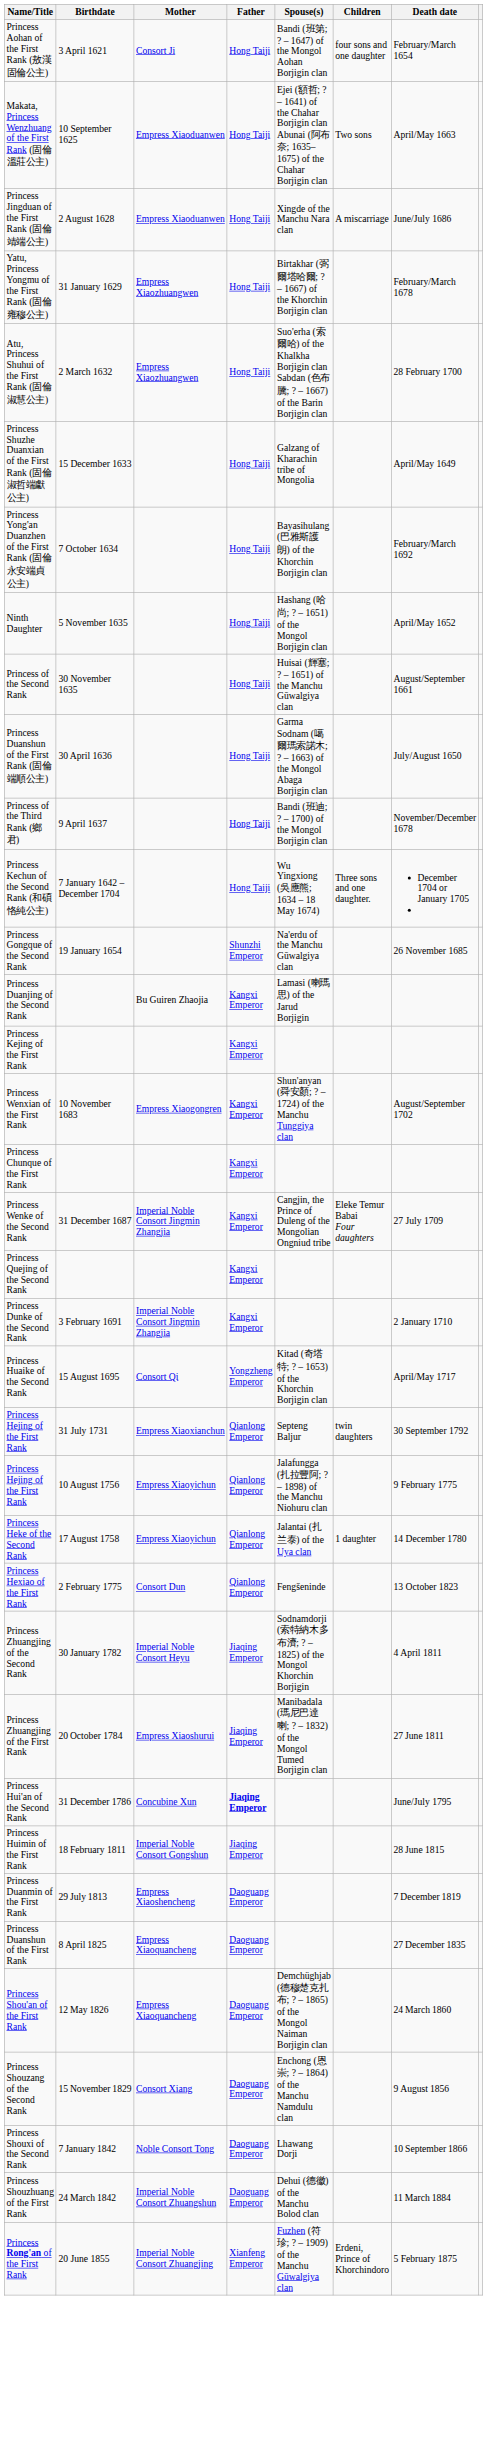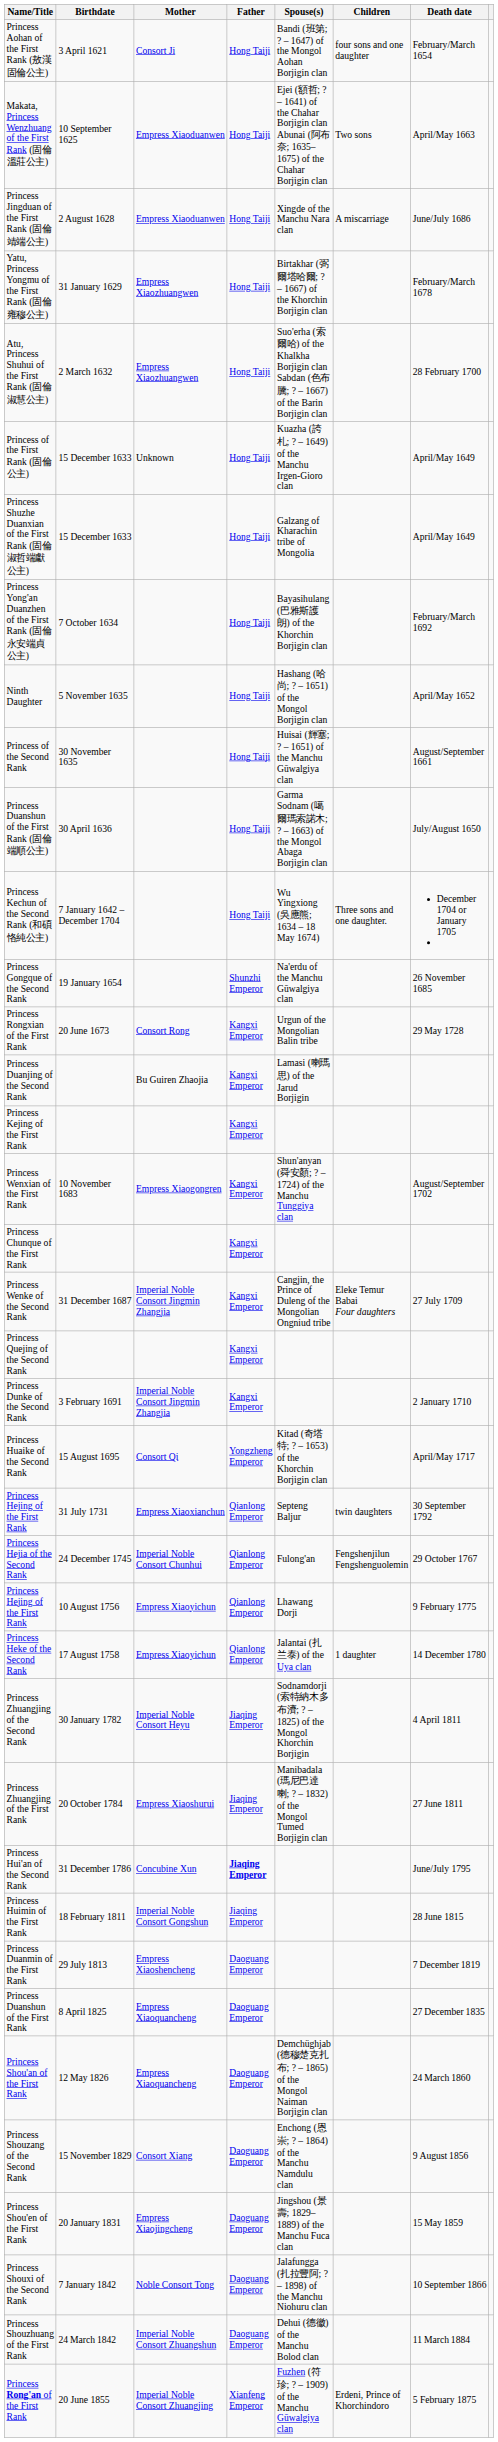+ row: (29, 457)
- row: (28, 823)
+ row: (28, 1031)
+ row: (29, 1559)
(302, 1485) Jalafungga (扎拉豐阿; ? – 1898) of the Manchu Niohuru clan -> (295, 1607) Lhawang Dorji
- row: (26, 1587)
+ row: (27, 2223)
(295, 2149) Lhawang Dorji -> (302, 2284) Jalafungga (扎拉豐阿; ? – 1898) of the Manchu Niohuru clan
